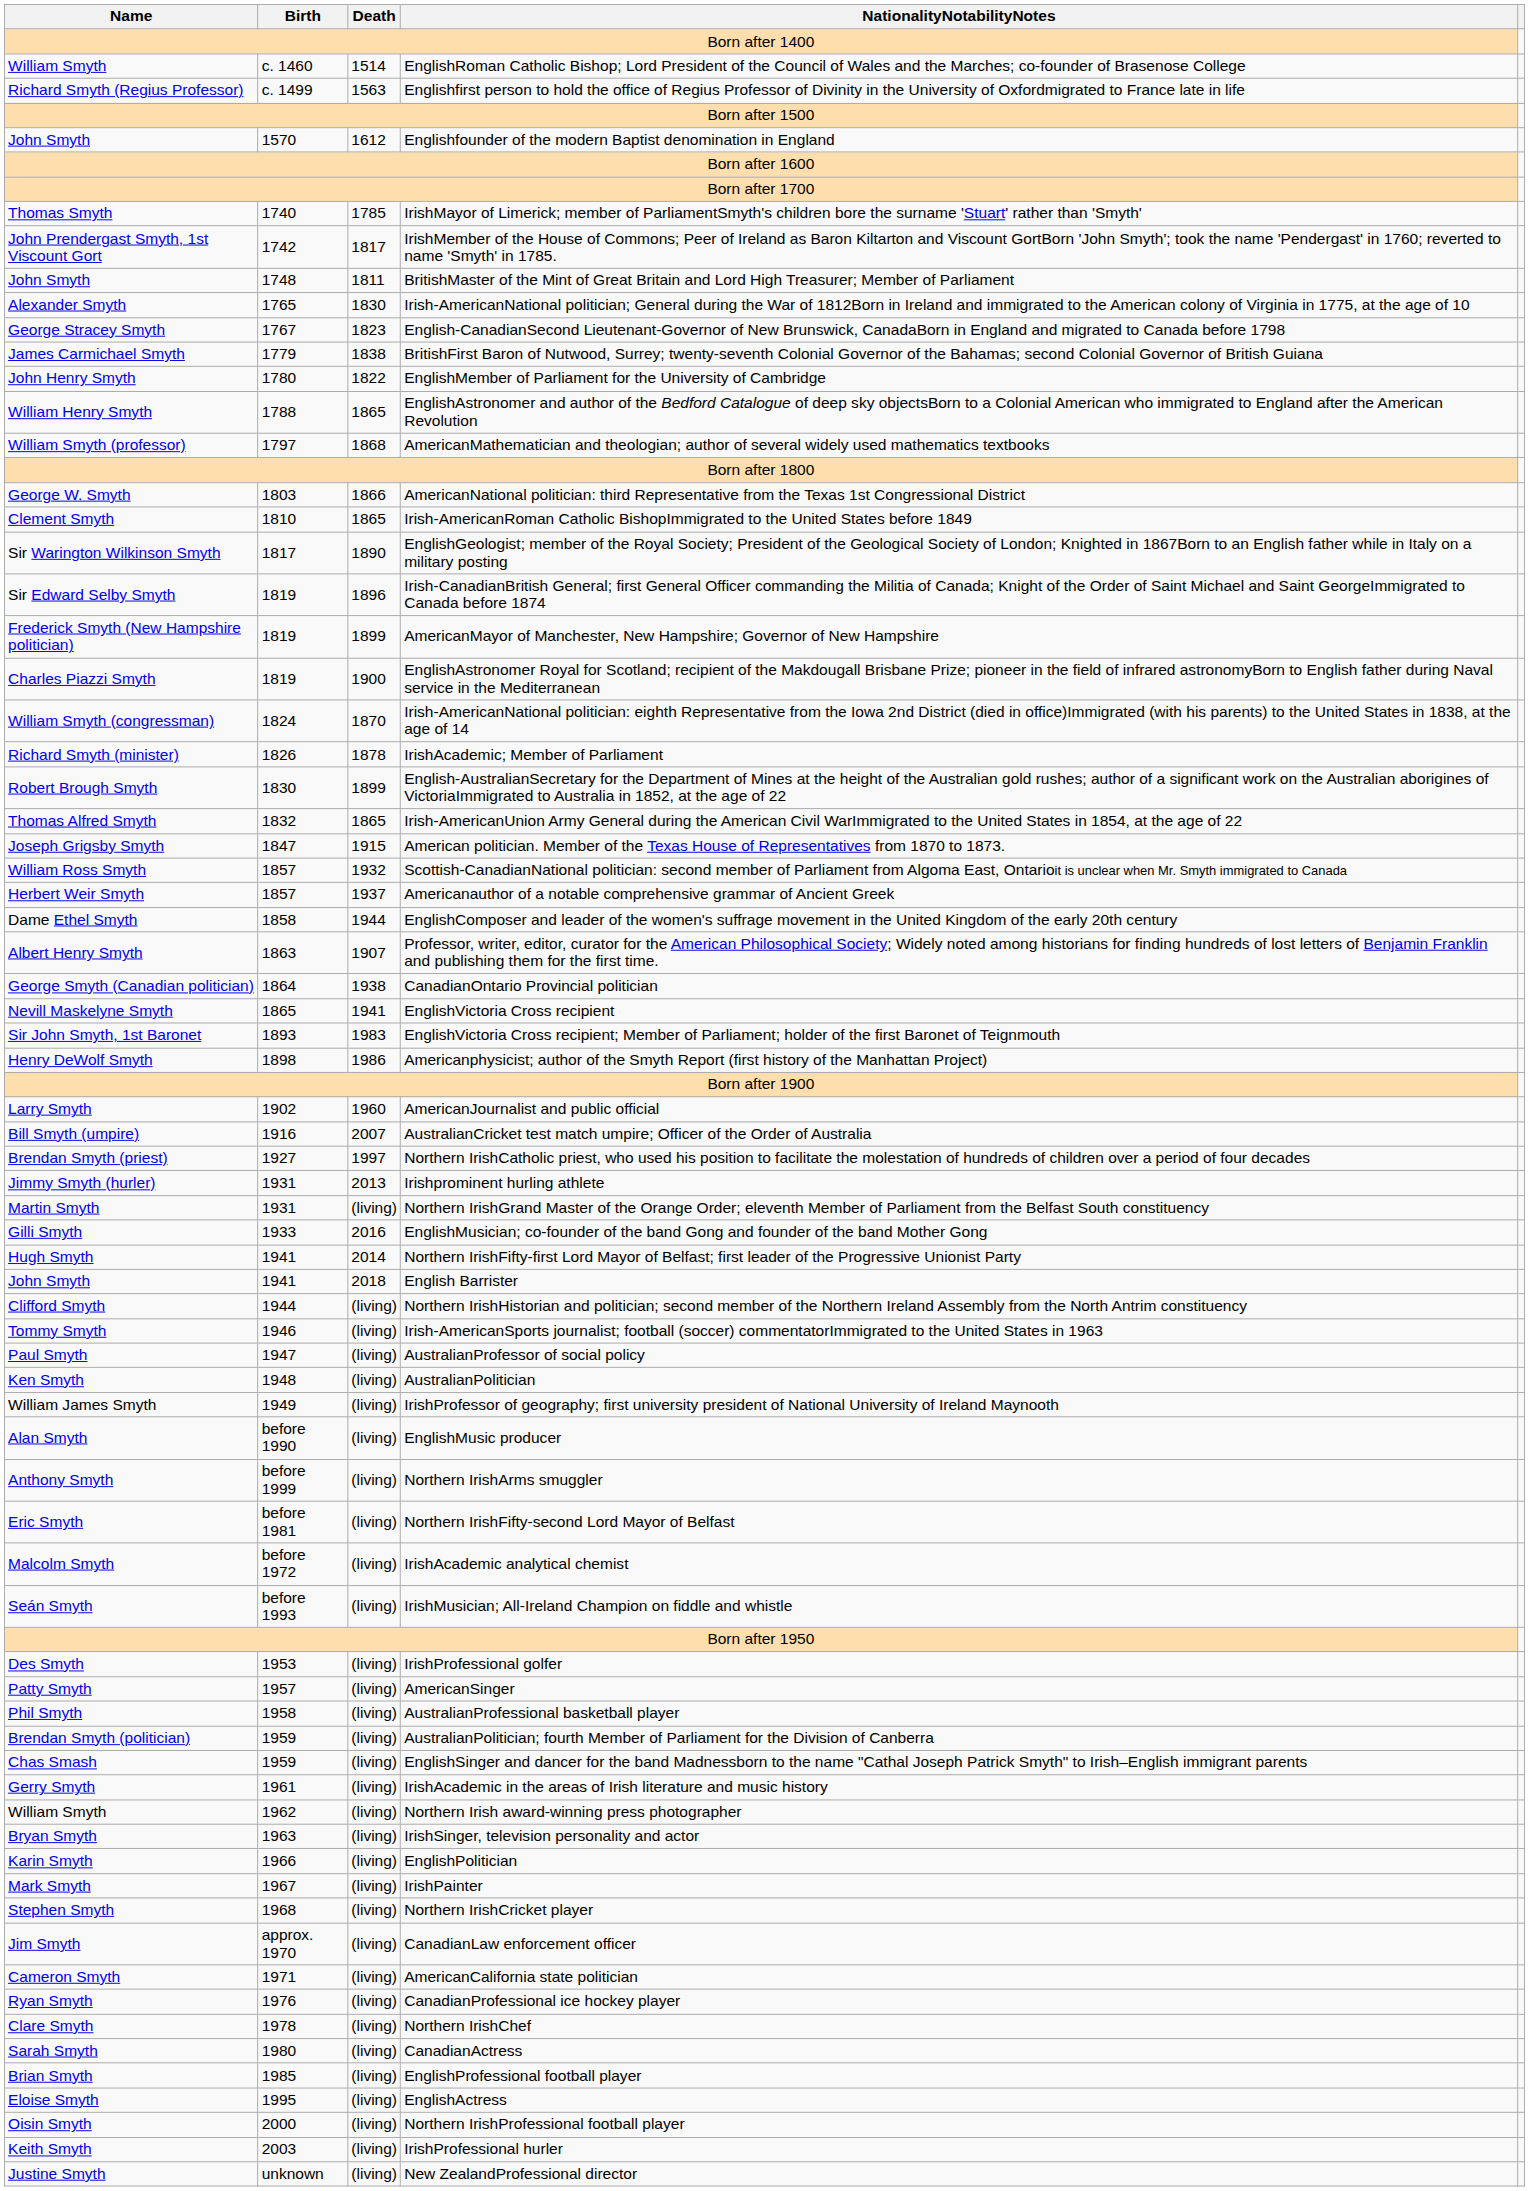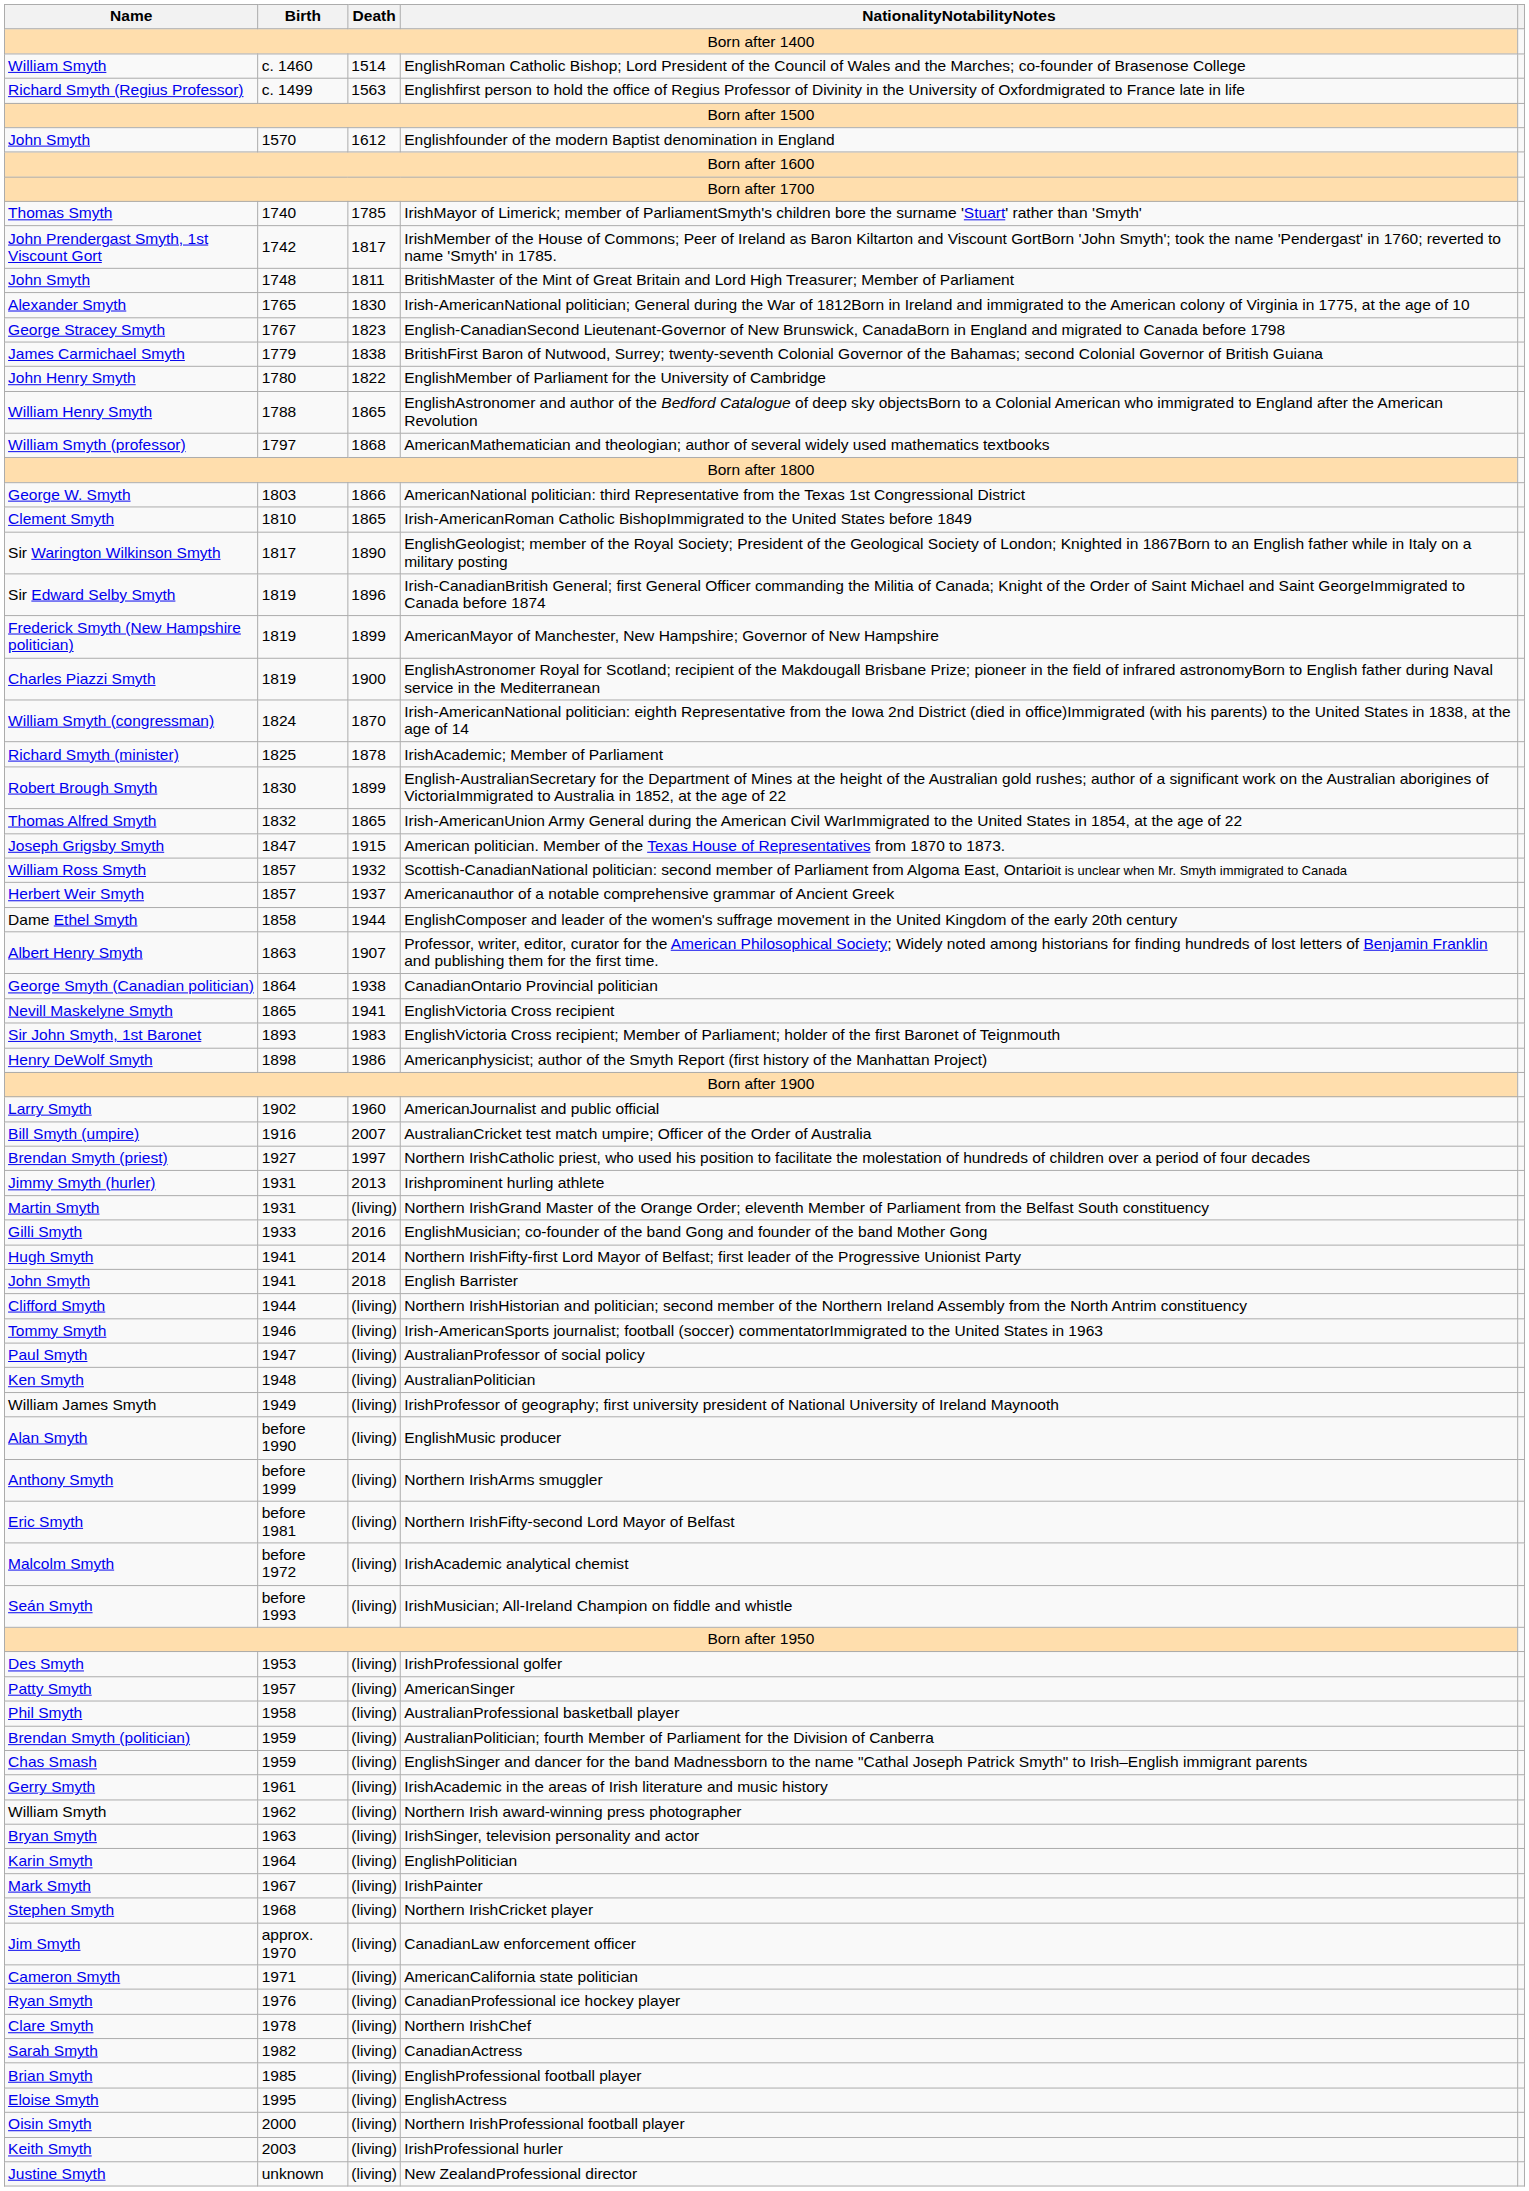(279, 754) 1826 -> (279, 754) 1825
(279, 1861) 1966 -> (279, 1861) 1964
(279, 2050) 1980 -> (279, 2050) 1982
